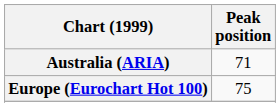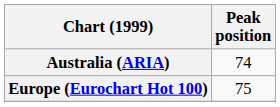(243, 62) 71 -> (243, 62) 74
